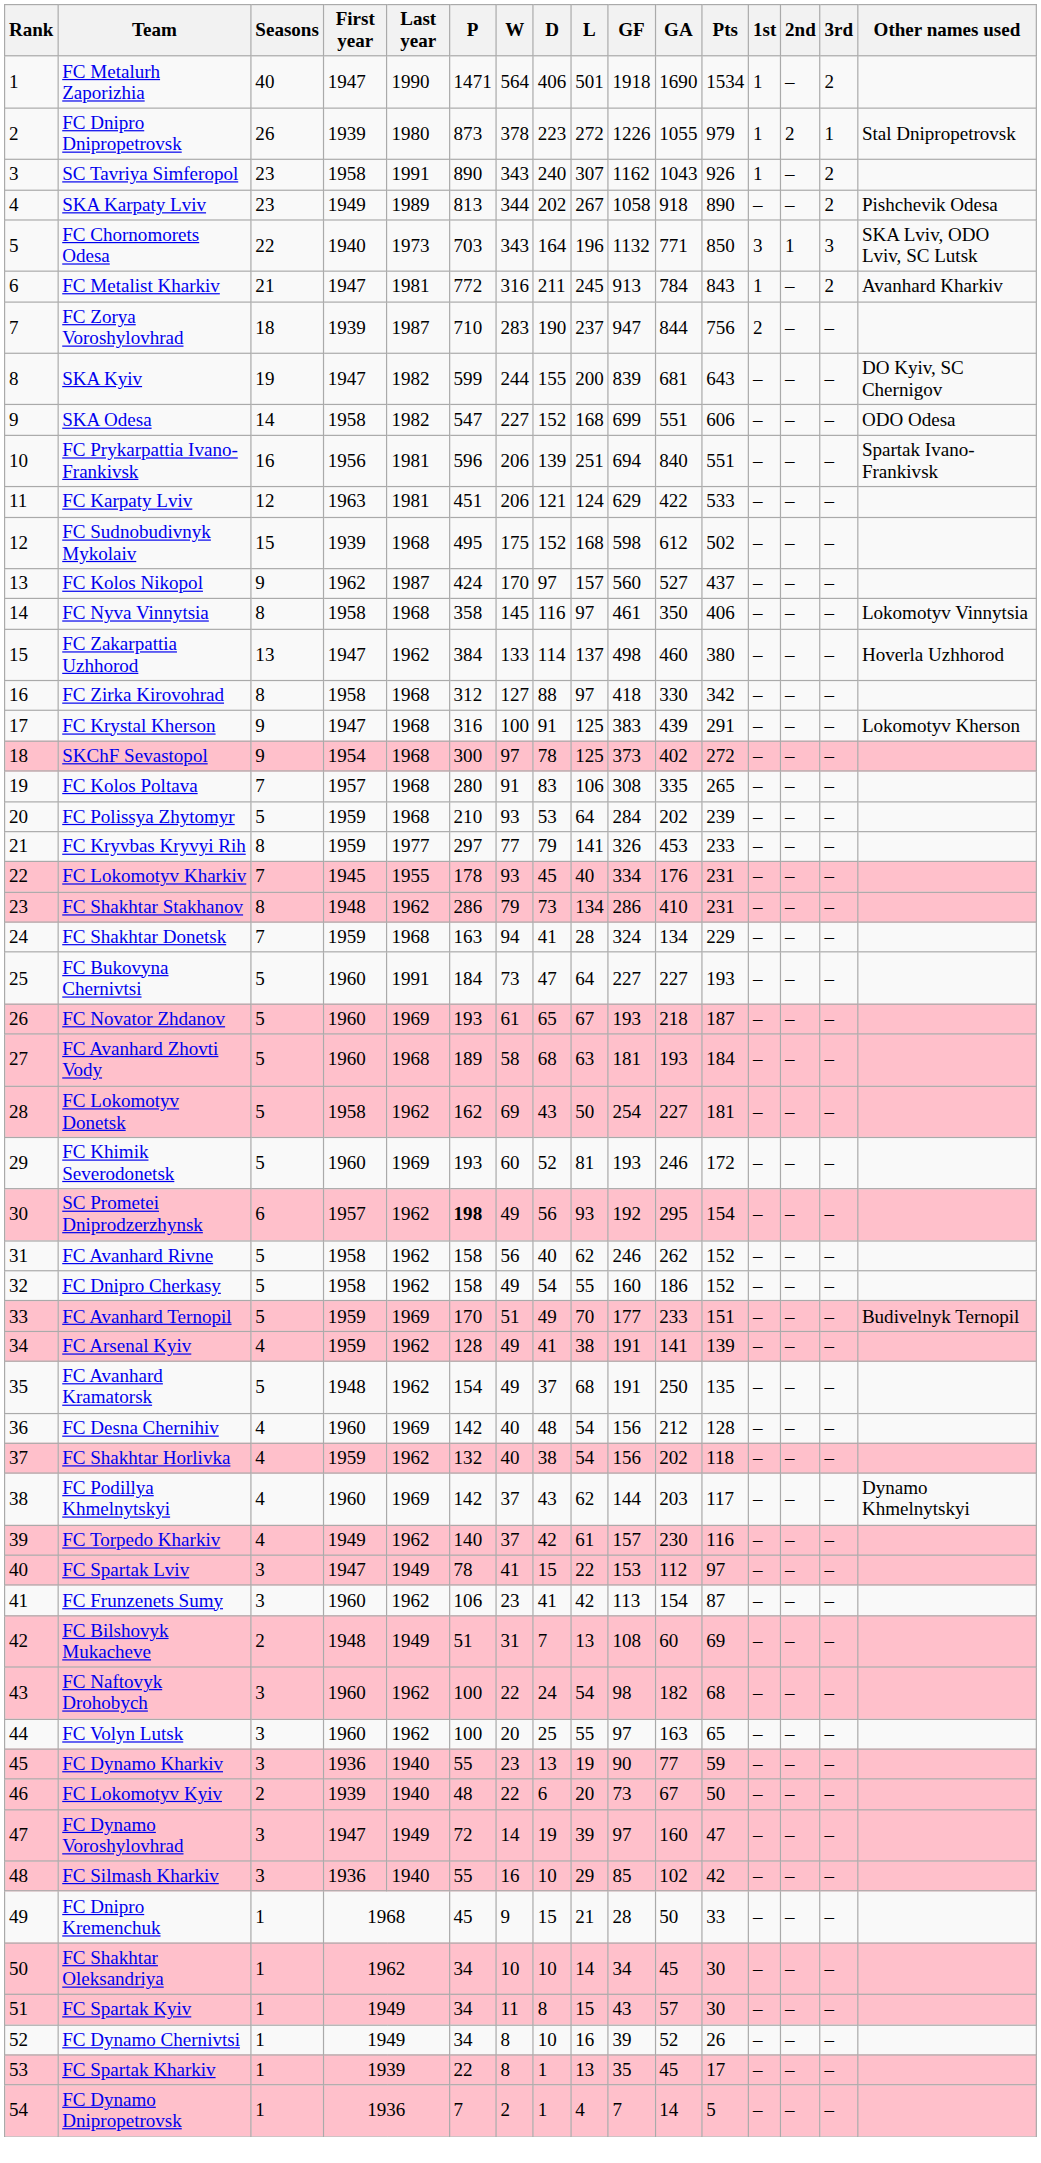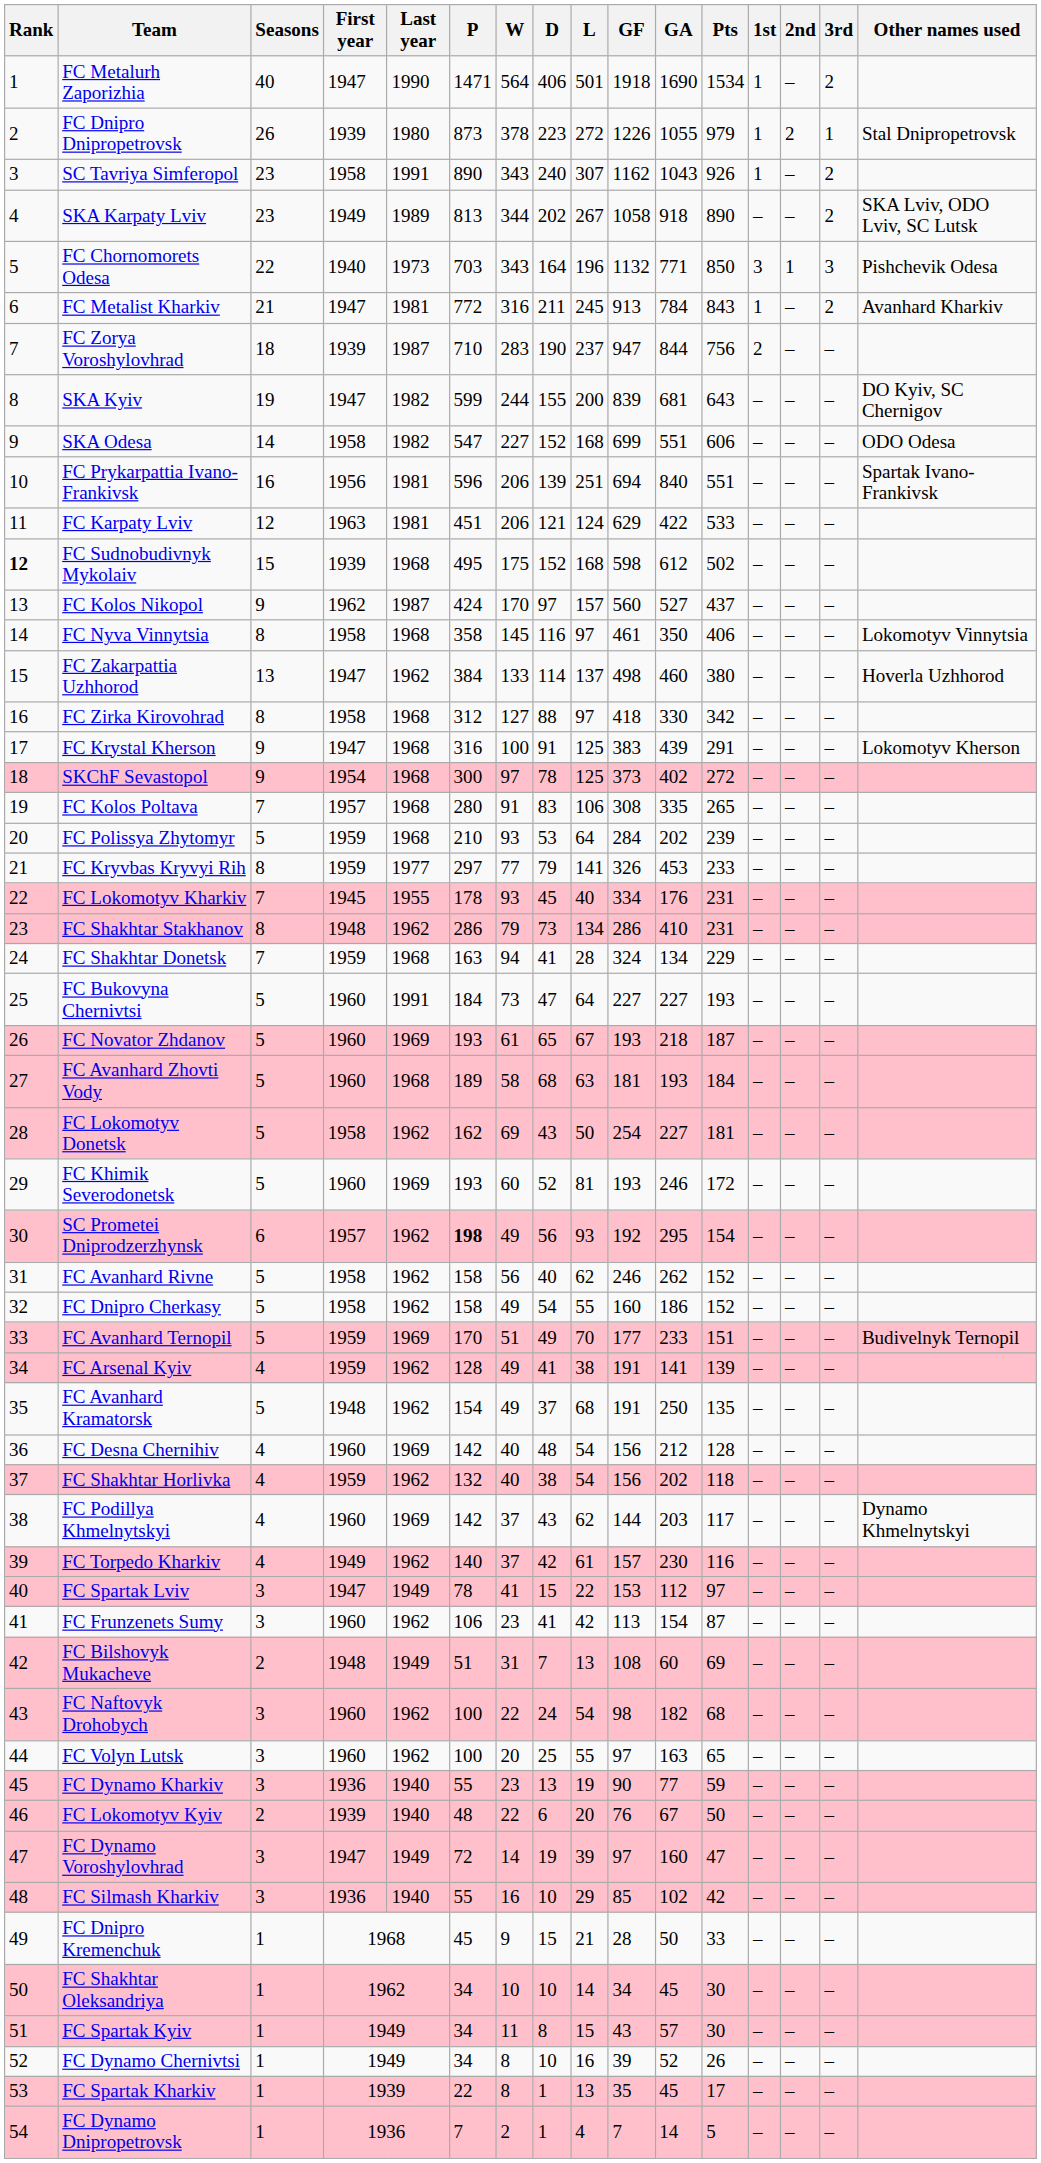(930, 204) Pishchevik Odesa -> (926, 215) SKA Lviv, ODO Lviv, SC Lutsk
(926, 245) SKA Lviv, ODO Lviv, SC Lutsk -> (930, 266) Pishchevik Odesa
(19, 542) normal -> (19, 564) bold
(622, 1794) 73 -> (622, 1815) 76
